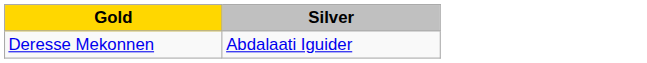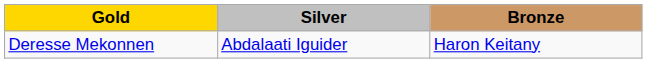+ column: (536, 17)
